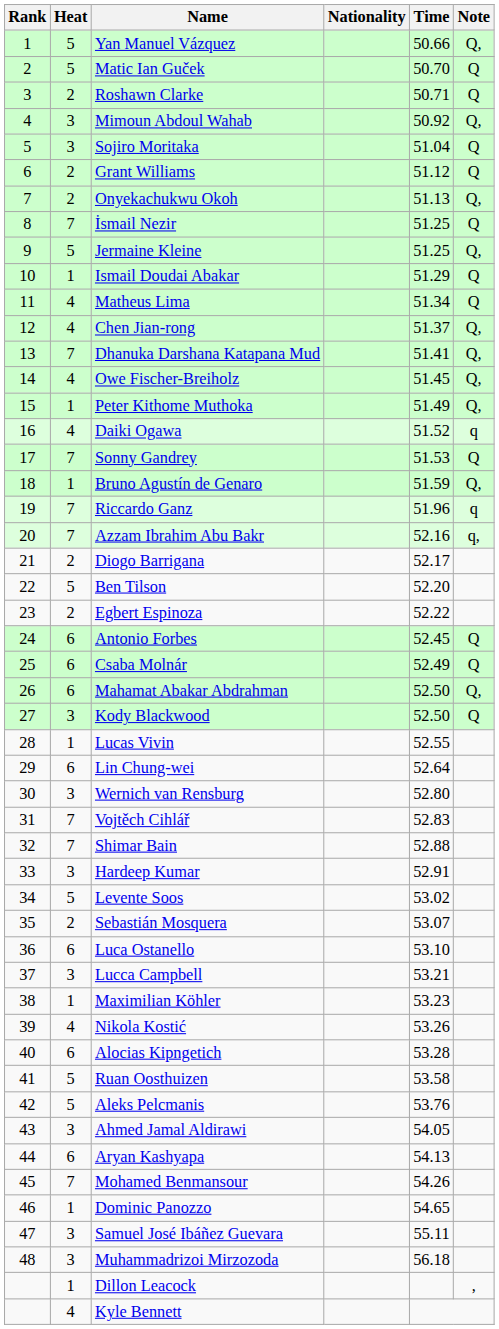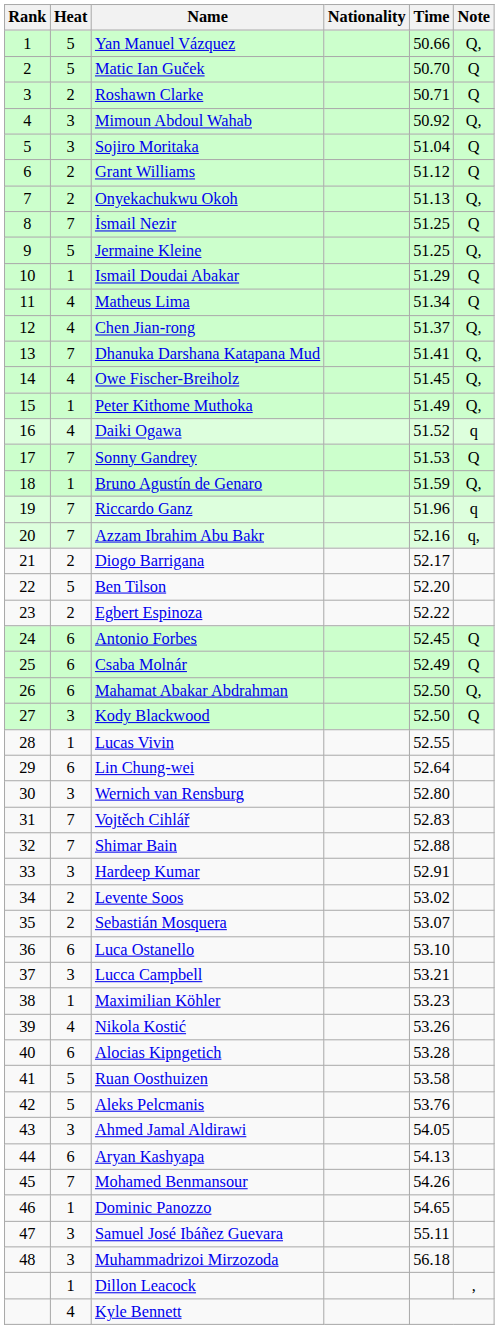(71, 897) 5 -> (71, 897) 2
